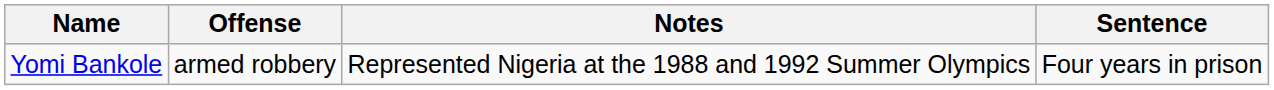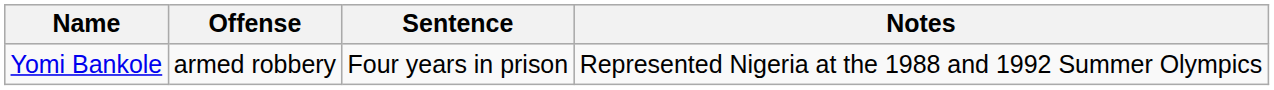columns swapped: (1152, 24) <-> (689, 24)
